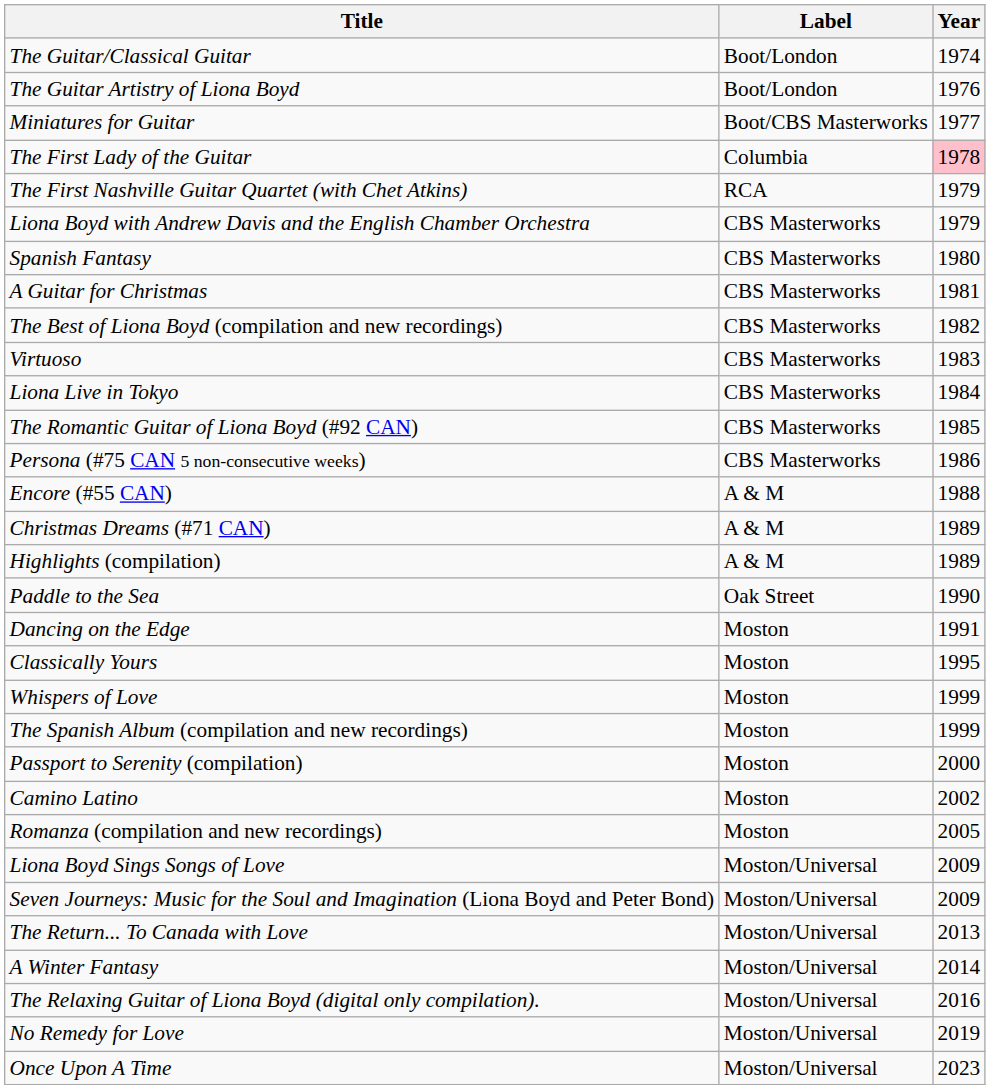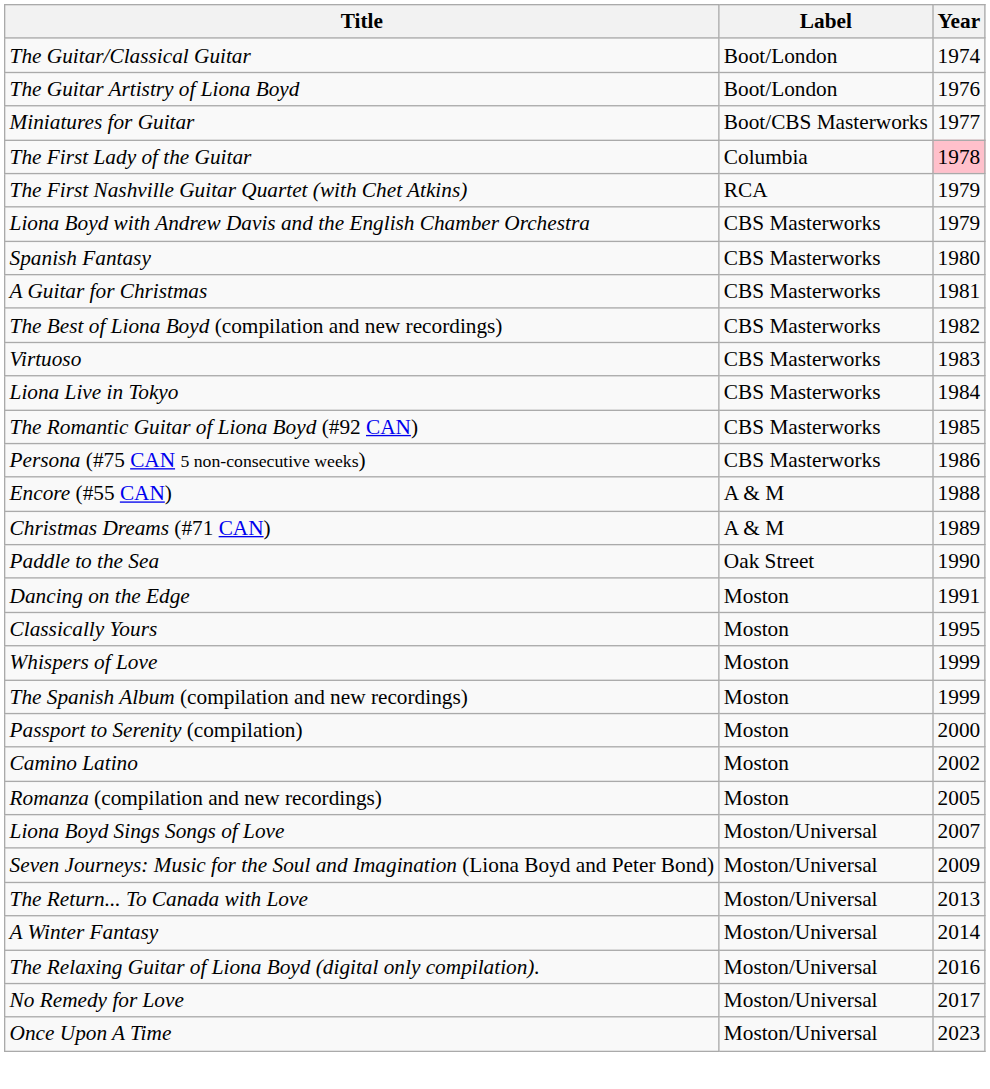- row: (115, 561)
(959, 865) 2009 -> (959, 831) 2007
(959, 1033) 2019 -> (959, 1000) 2017
